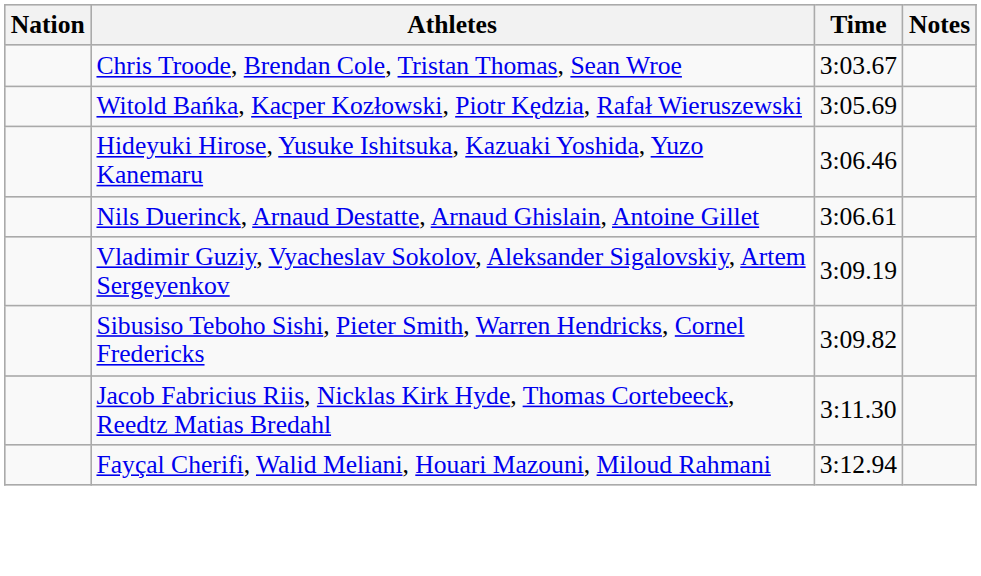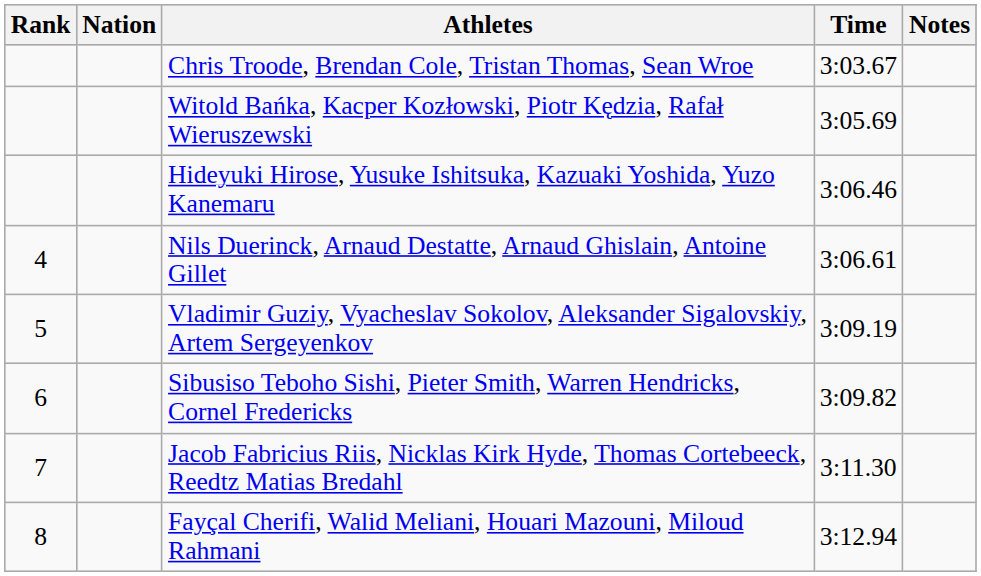+ column: (41, 24)
